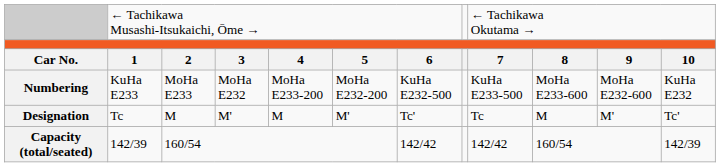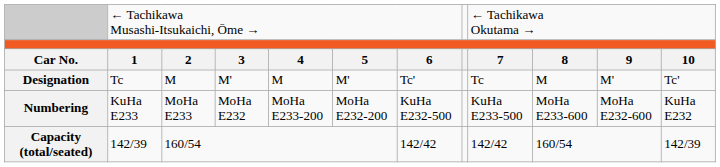rows swapped: (56, 115) <-> (56, 87)
